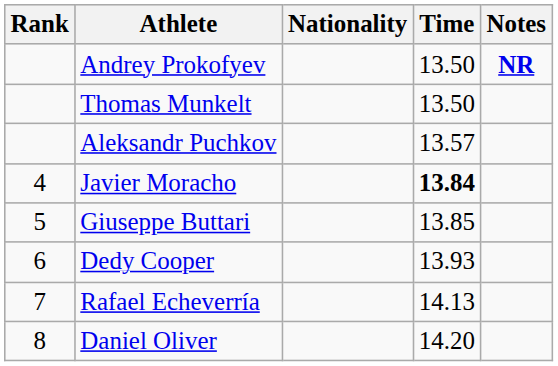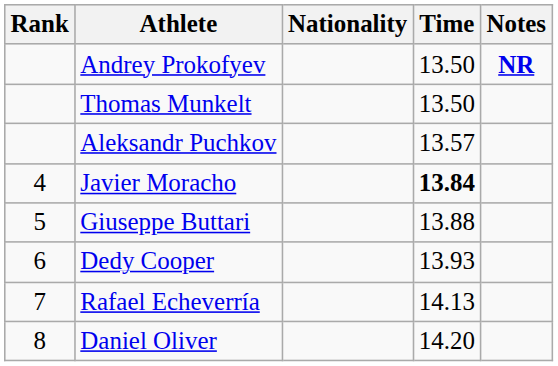(447, 222) 13.85 -> (447, 222) 13.88
